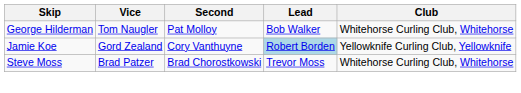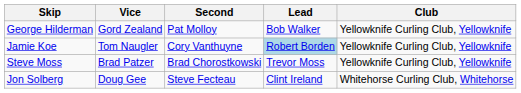(128, 29) Tom Naugler -> (130, 29) Gord Zealand
(427, 29) Whitehorse Curling Club, Whitehorse -> (425, 29) Yellowknife Curling Club, Yellowknife
(130, 46) Gord Zealand -> (128, 46) Tom Naugler
(427, 63) Whitehorse Curling Club, Whitehorse -> (425, 63) Yellowknife Curling Club, Yellowknife
+ row: (35, 79)
